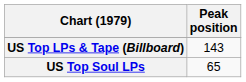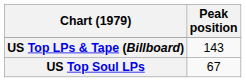(214, 67) 65 -> (214, 67) 67
